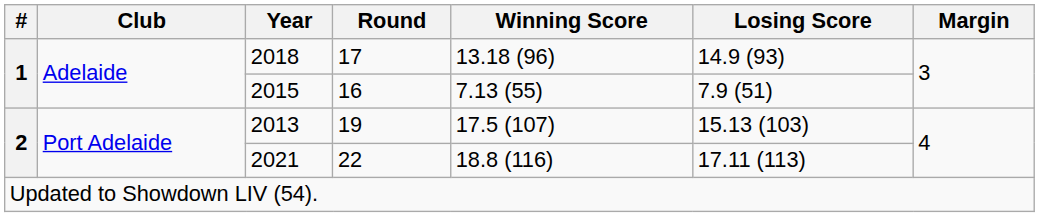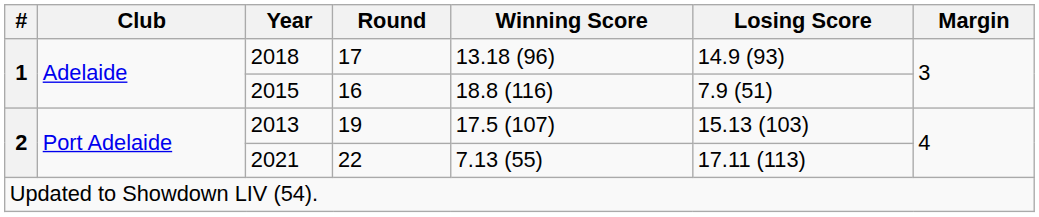(499, 90) 7.13 (55) -> (505, 90) 18.8 (116)
(505, 159) 18.8 (116) -> (499, 159) 7.13 (55)
